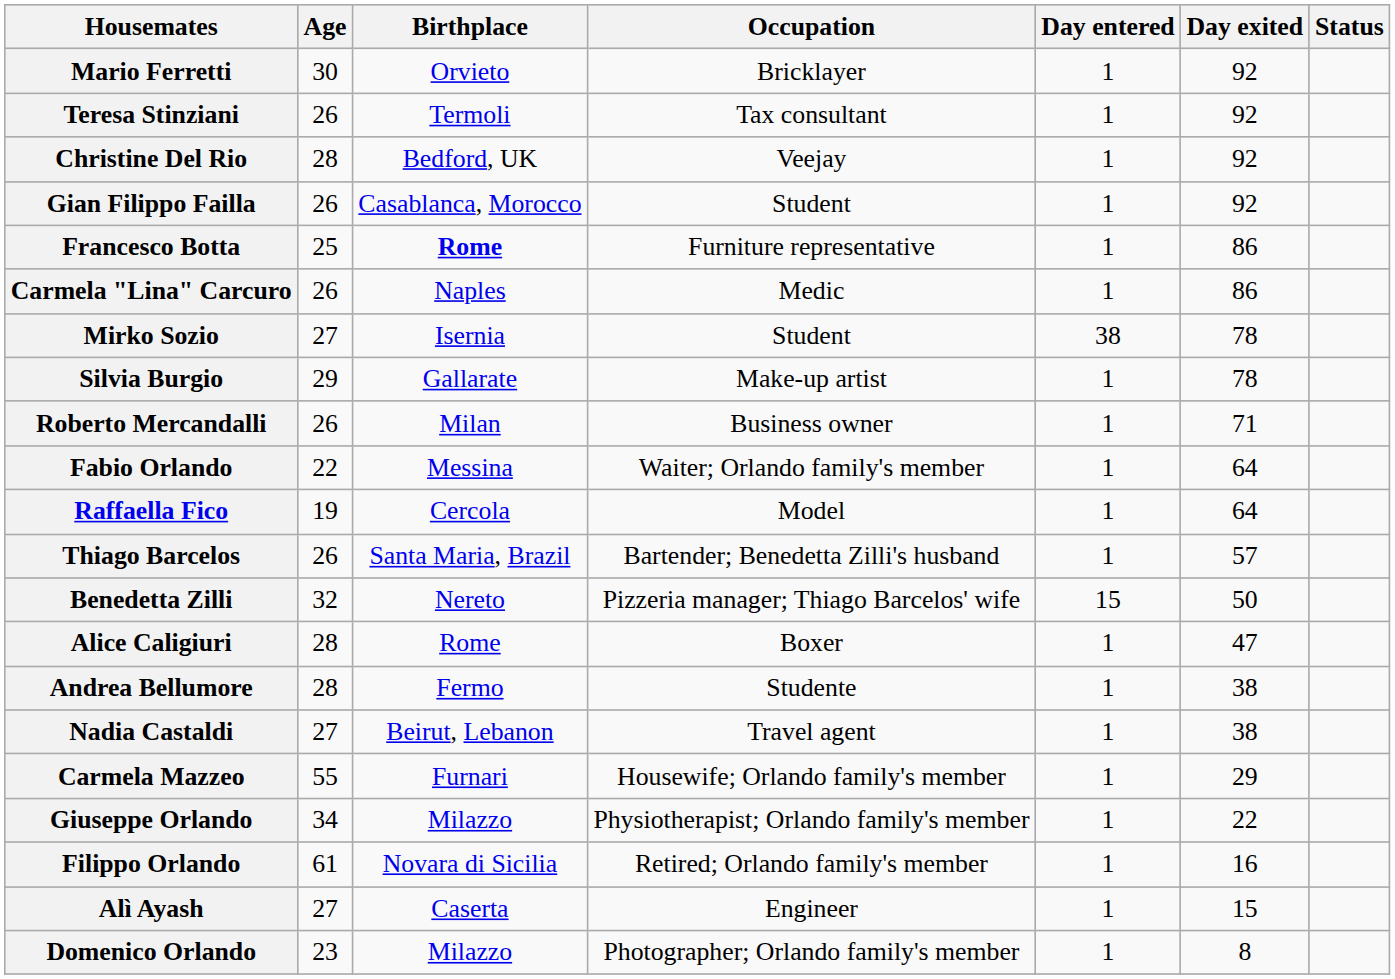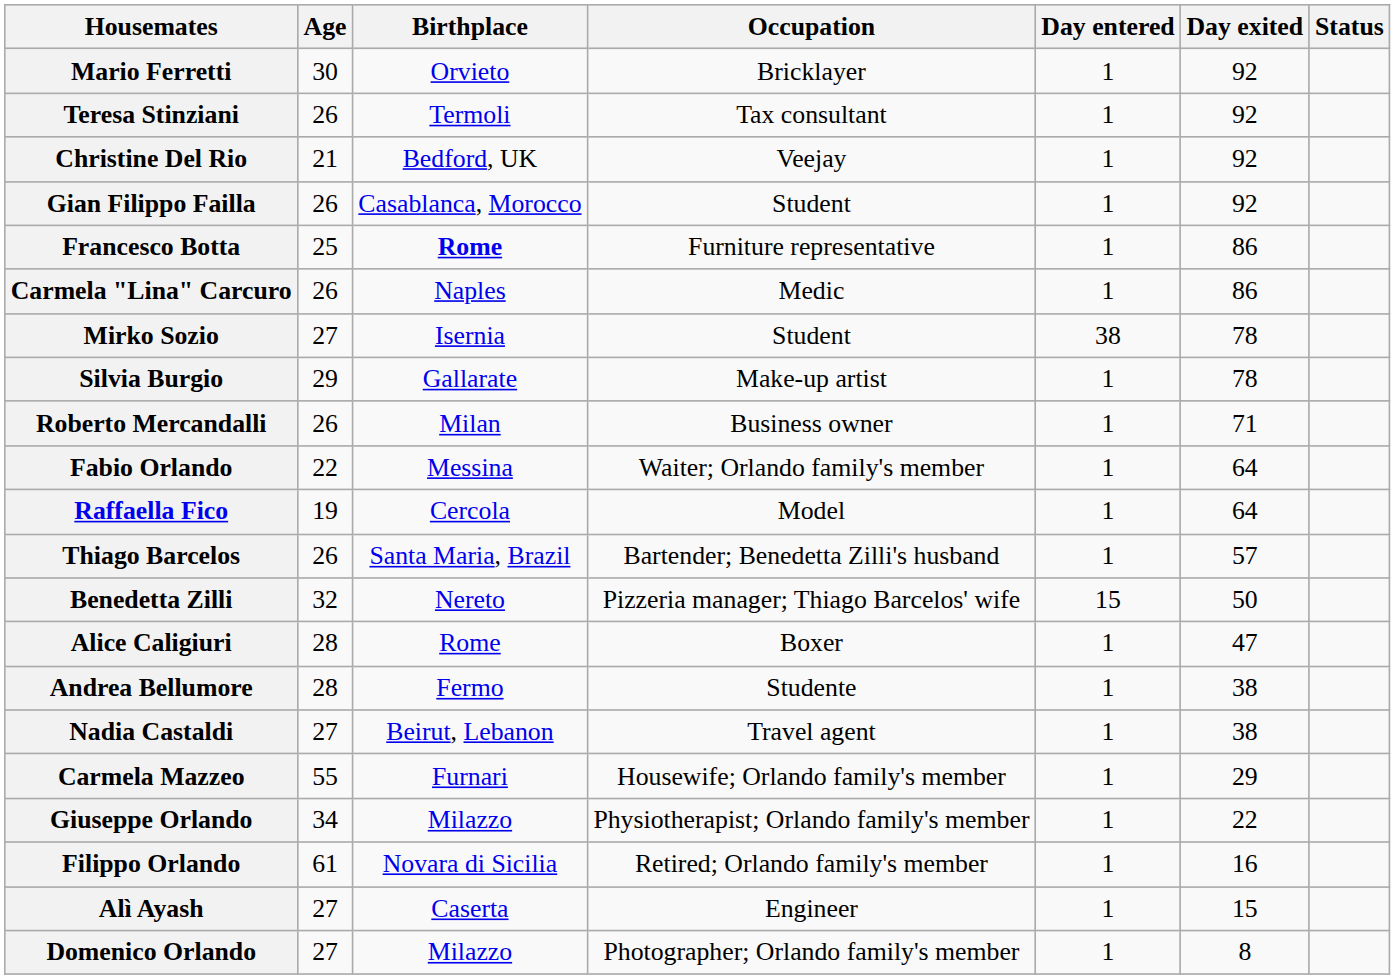(325, 158) 28 -> (325, 158) 21
(325, 952) 23 -> (325, 952) 27
